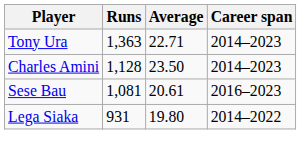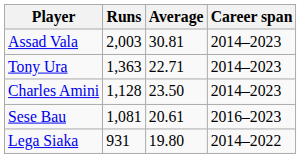+ row: (43, 41)
